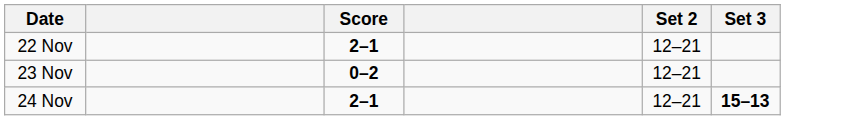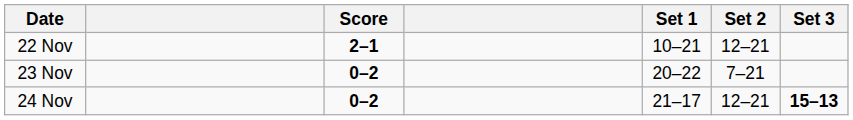+ column: (677, 19)
(677, 74) 12–21 -> (745, 74) 7–21
(364, 101) 2–1 -> (364, 101) 0–2
